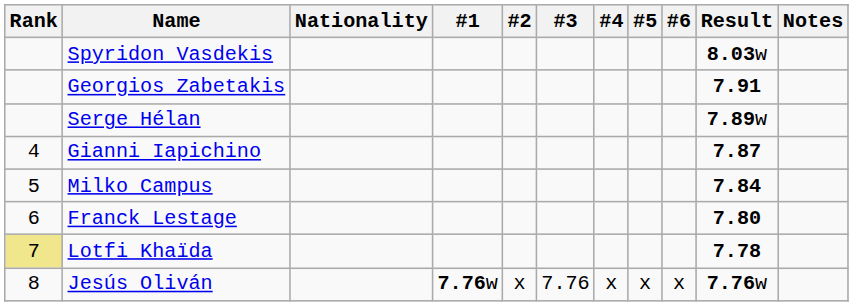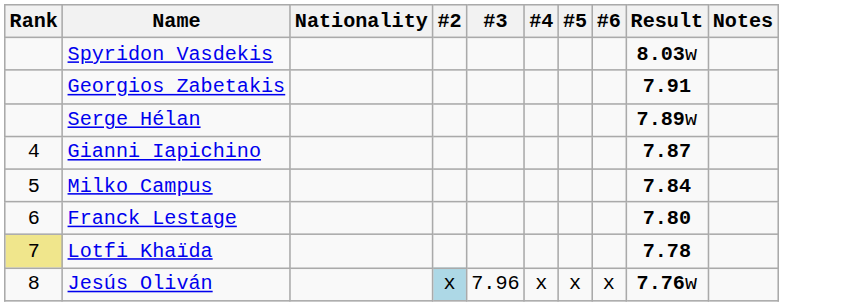- column: (468, 21)
(520, 284) no background -> (450, 284) lightblue background
(566, 284) 7.76 -> (495, 284) 7.96
